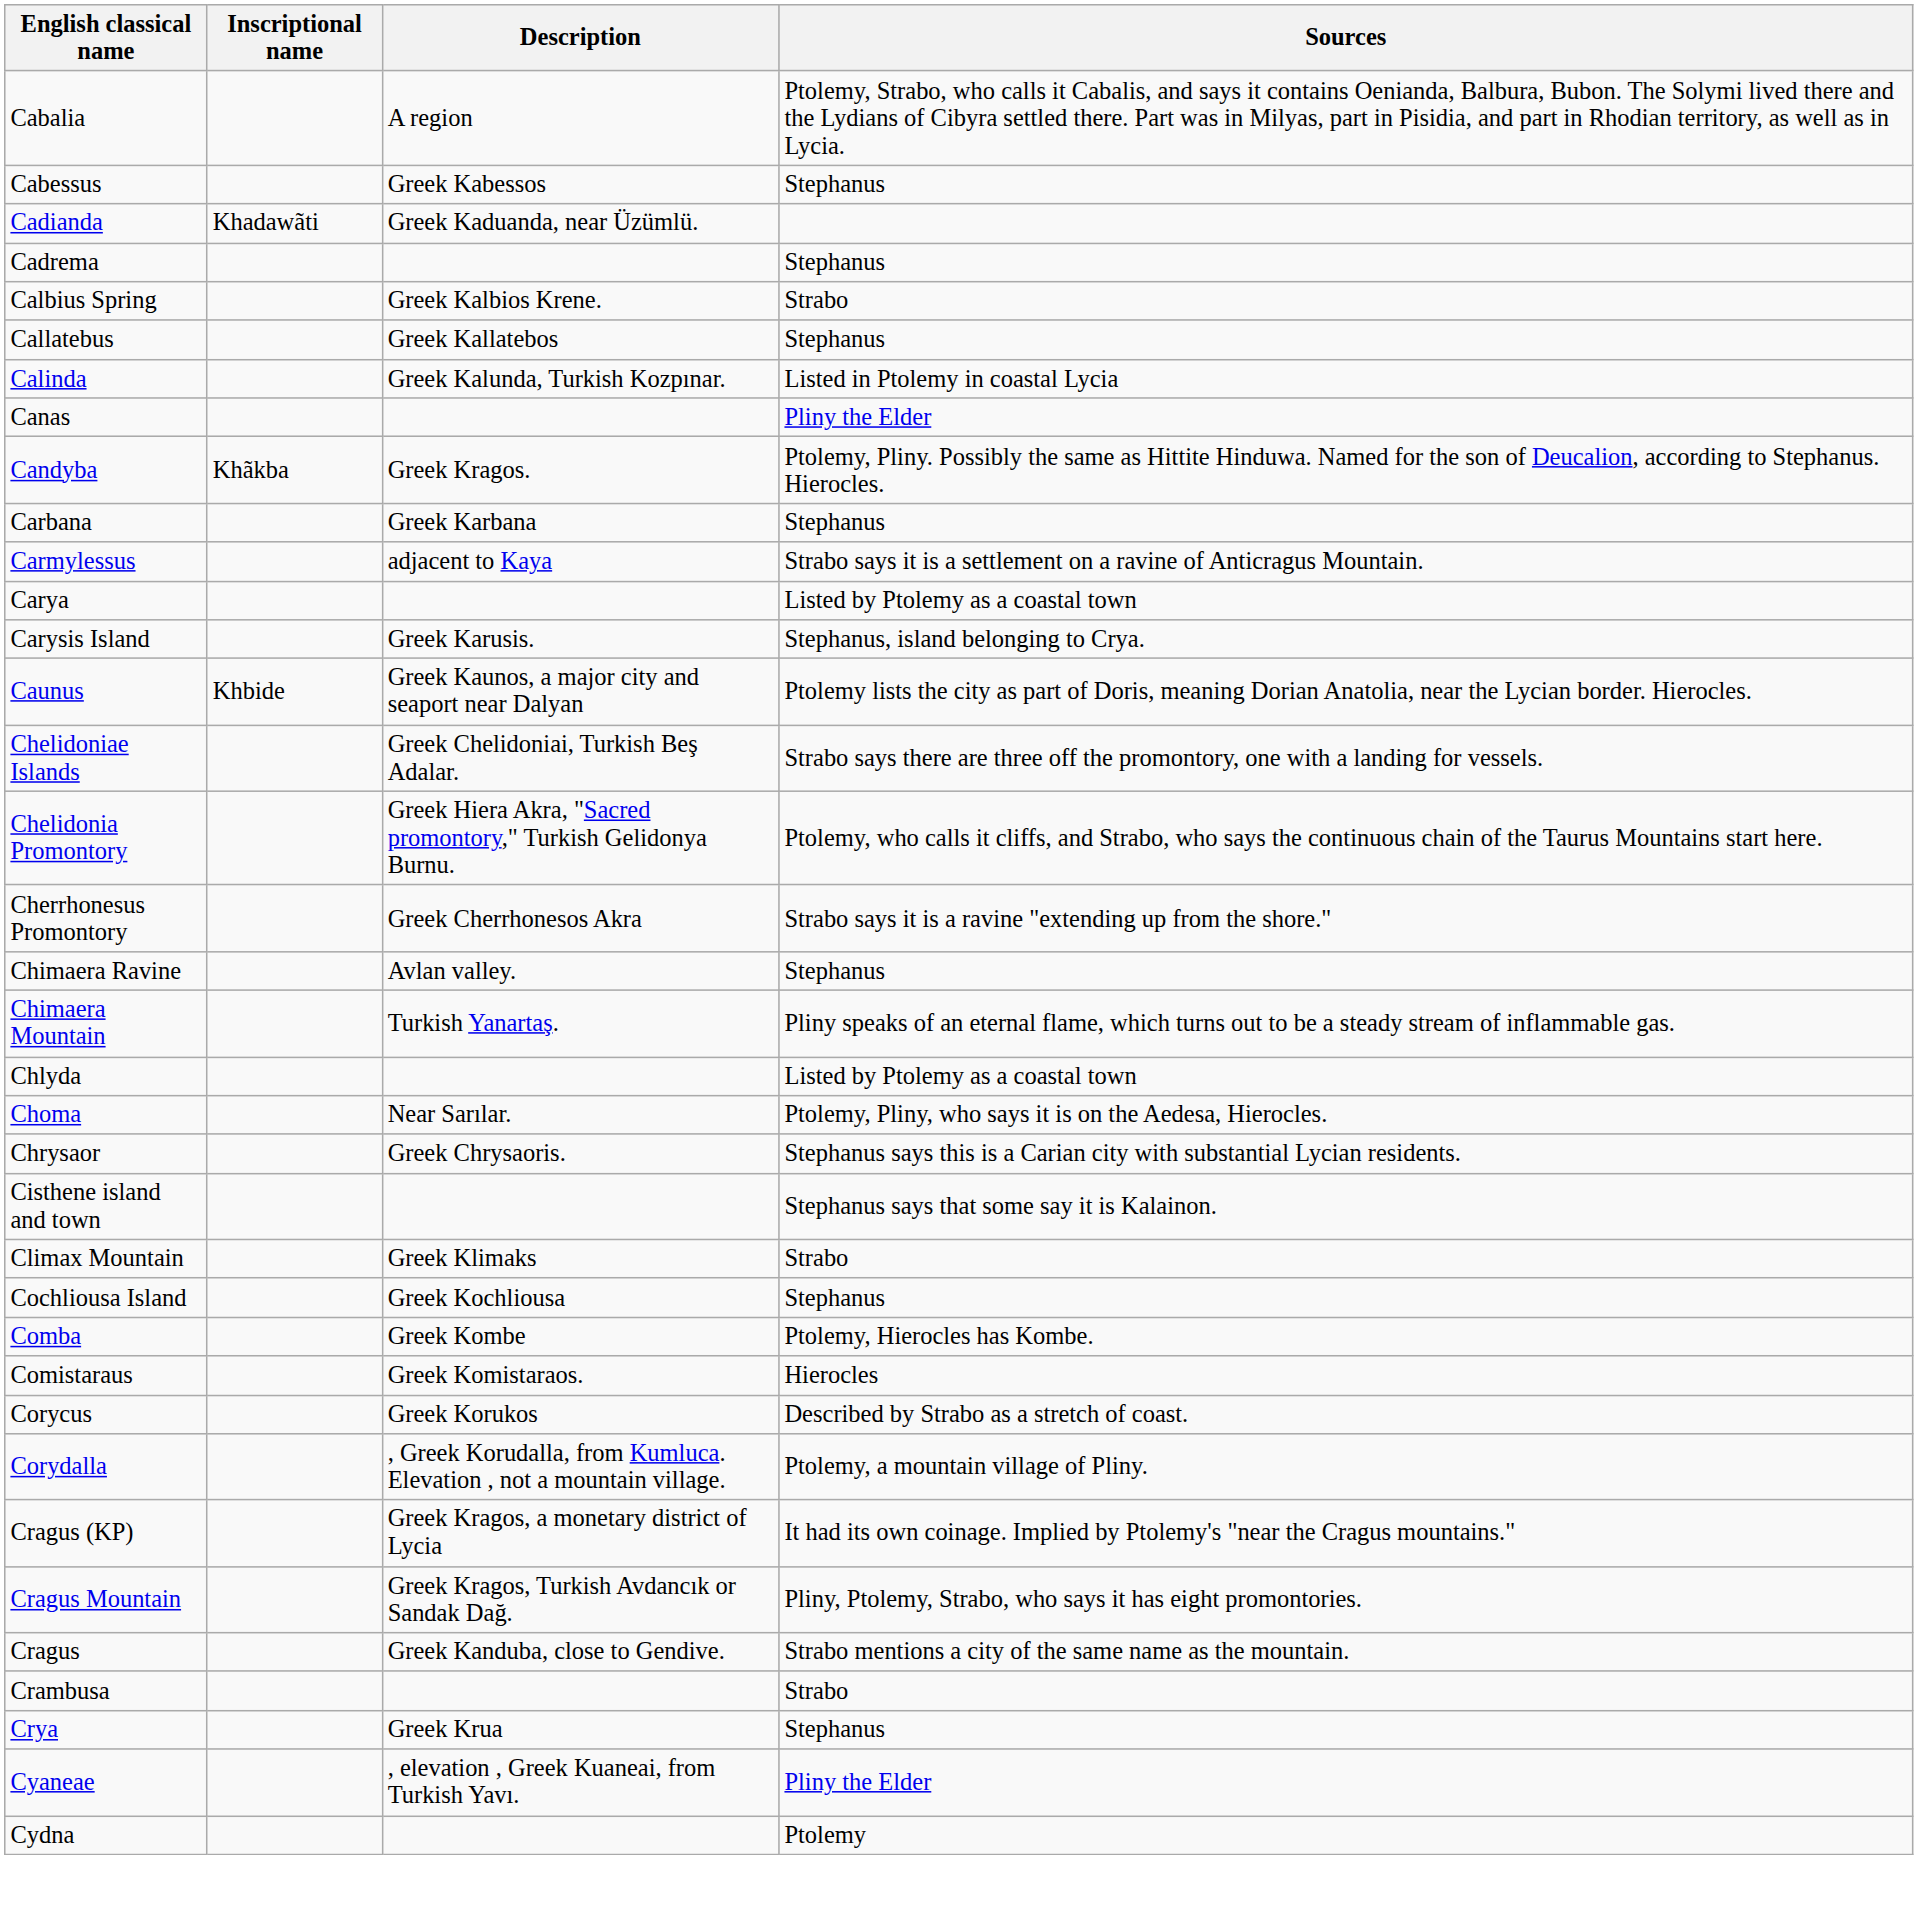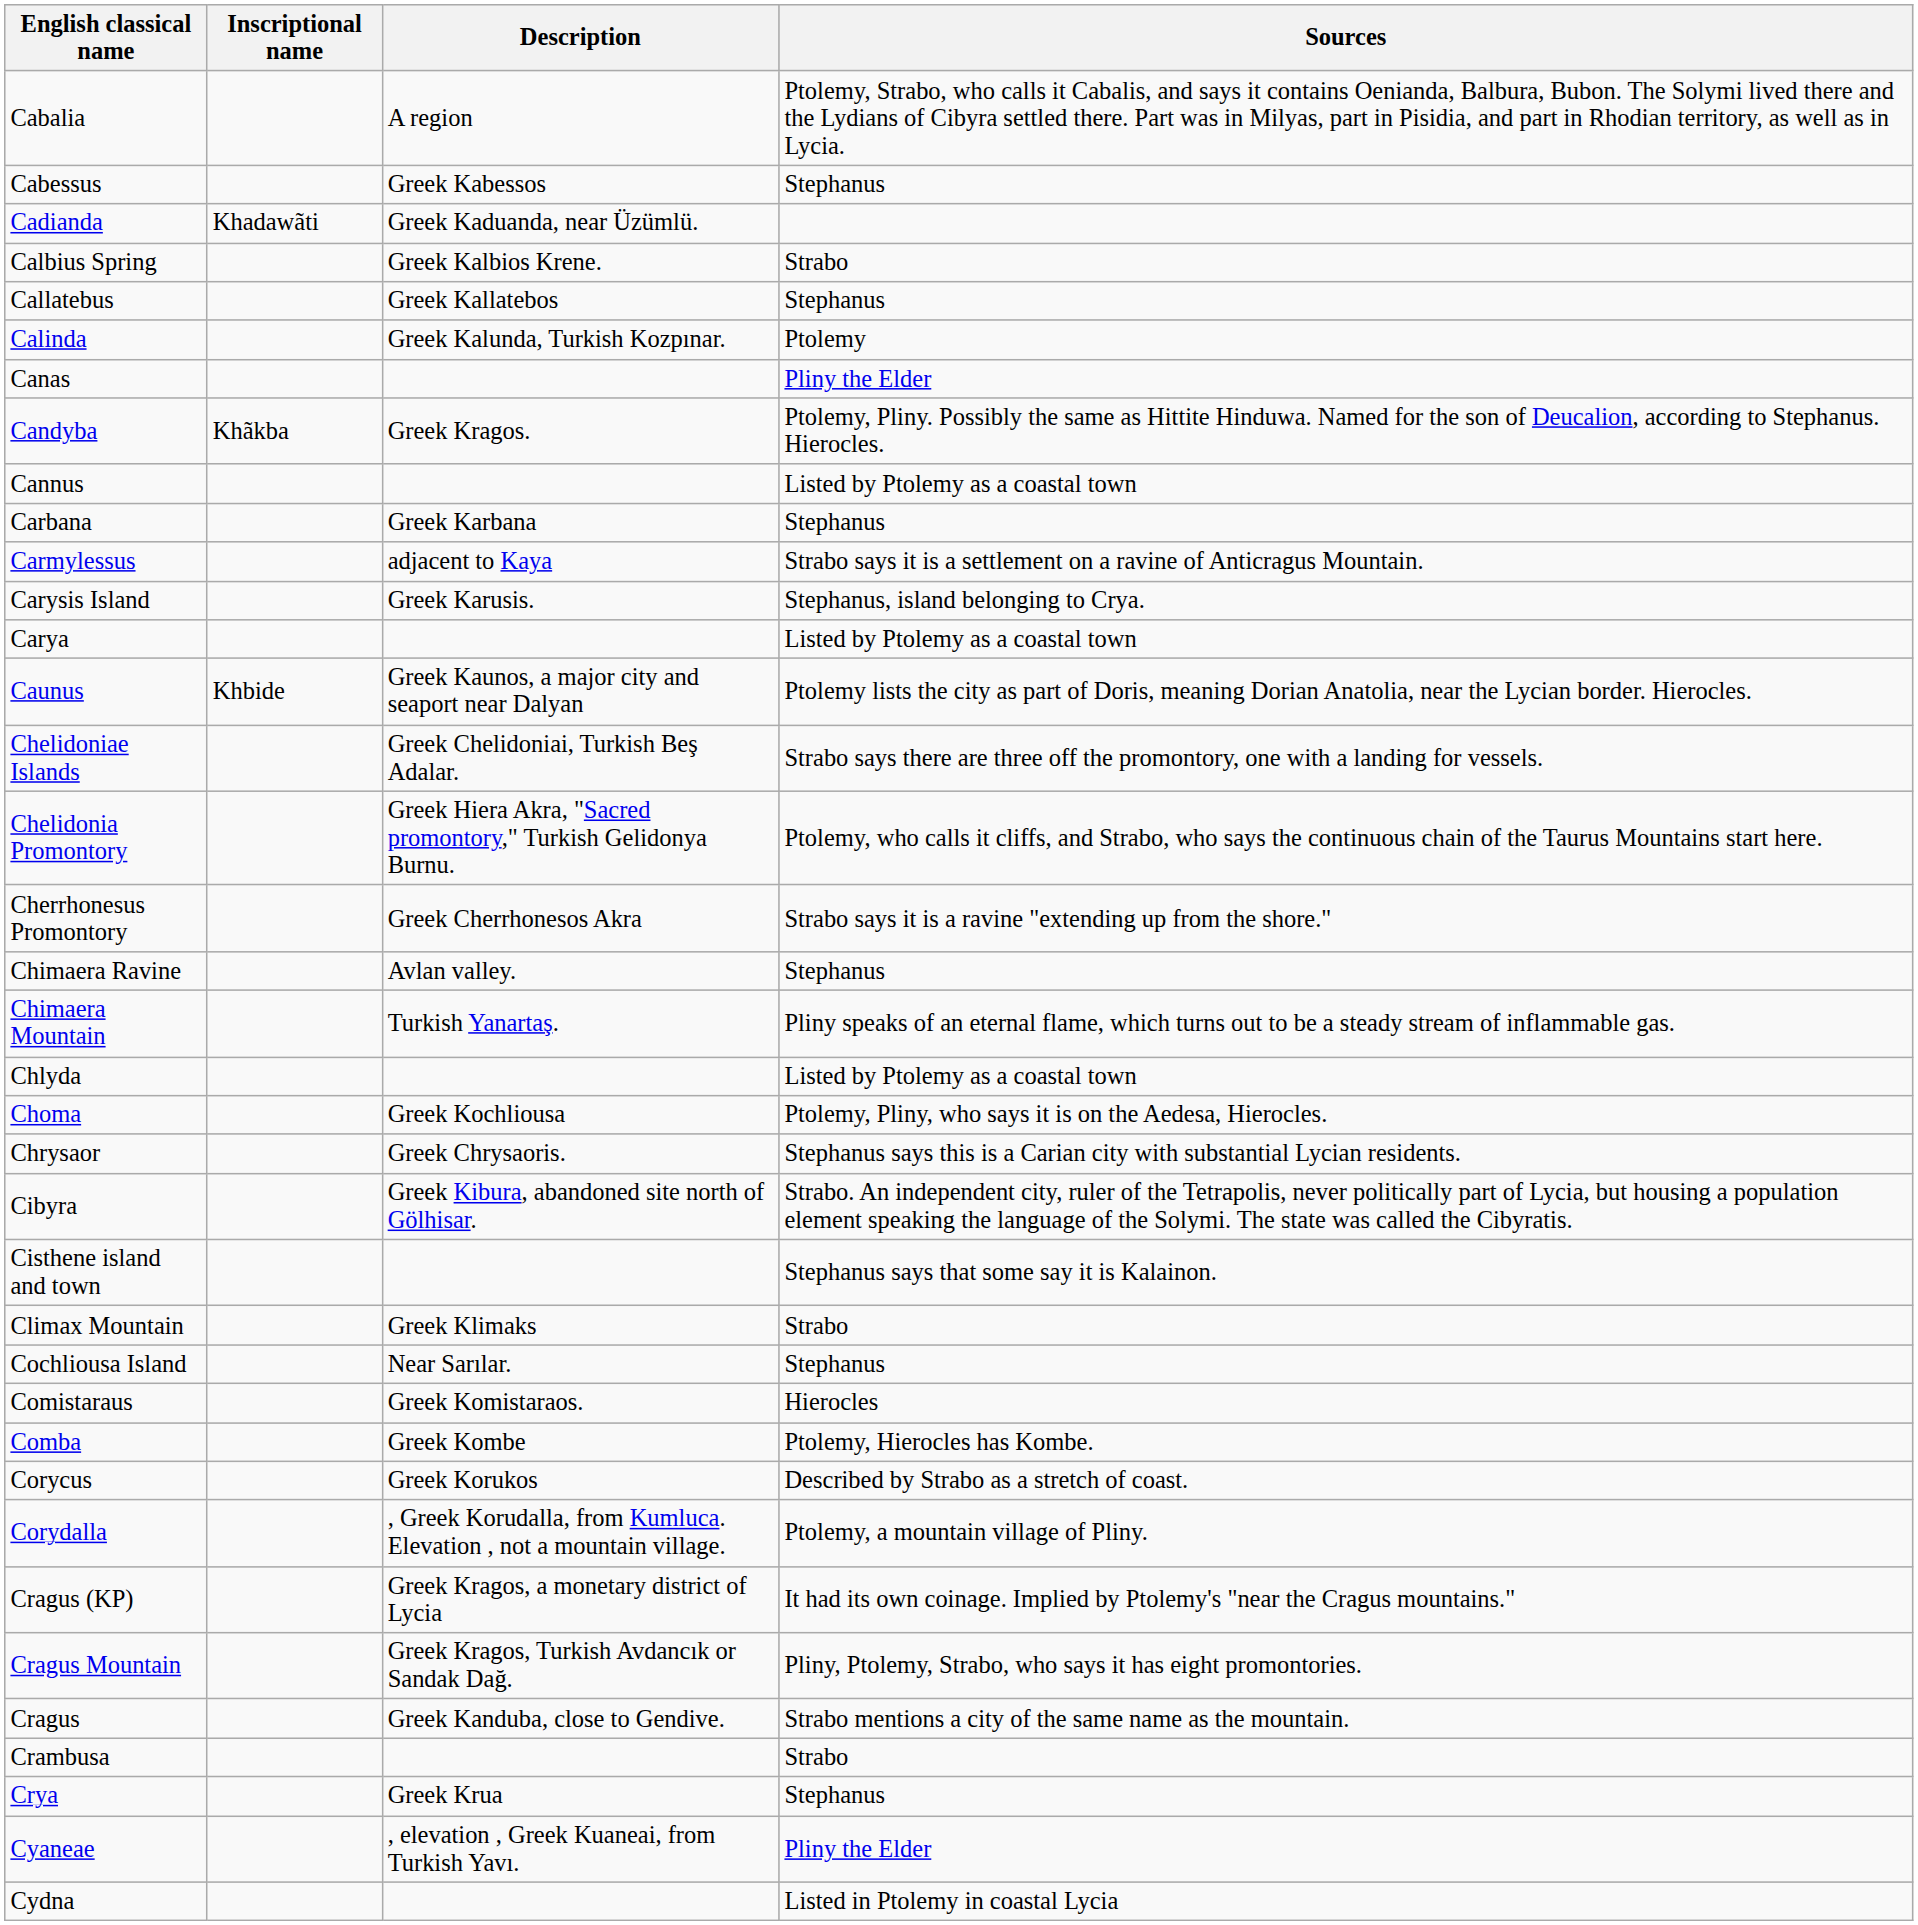- row: (55, 261)
(951, 378) Listed in Ptolemy in coastal Lycia -> (825, 339) Ptolemy
+ row: (47, 483)
rows swapped: (40, 599) <-> (80, 638)
(450, 1114) Near Sarılar. -> (476, 1114) Greek Kochliousa
+ row: (44, 1206)
(476, 1297) Greek Kochliousa -> (450, 1363) Near Sarılar.
rows swapped: (46, 1336) <-> (72, 1375)
(825, 1834) Ptolemy -> (951, 1901) Listed in Ptolemy in coastal Lycia
